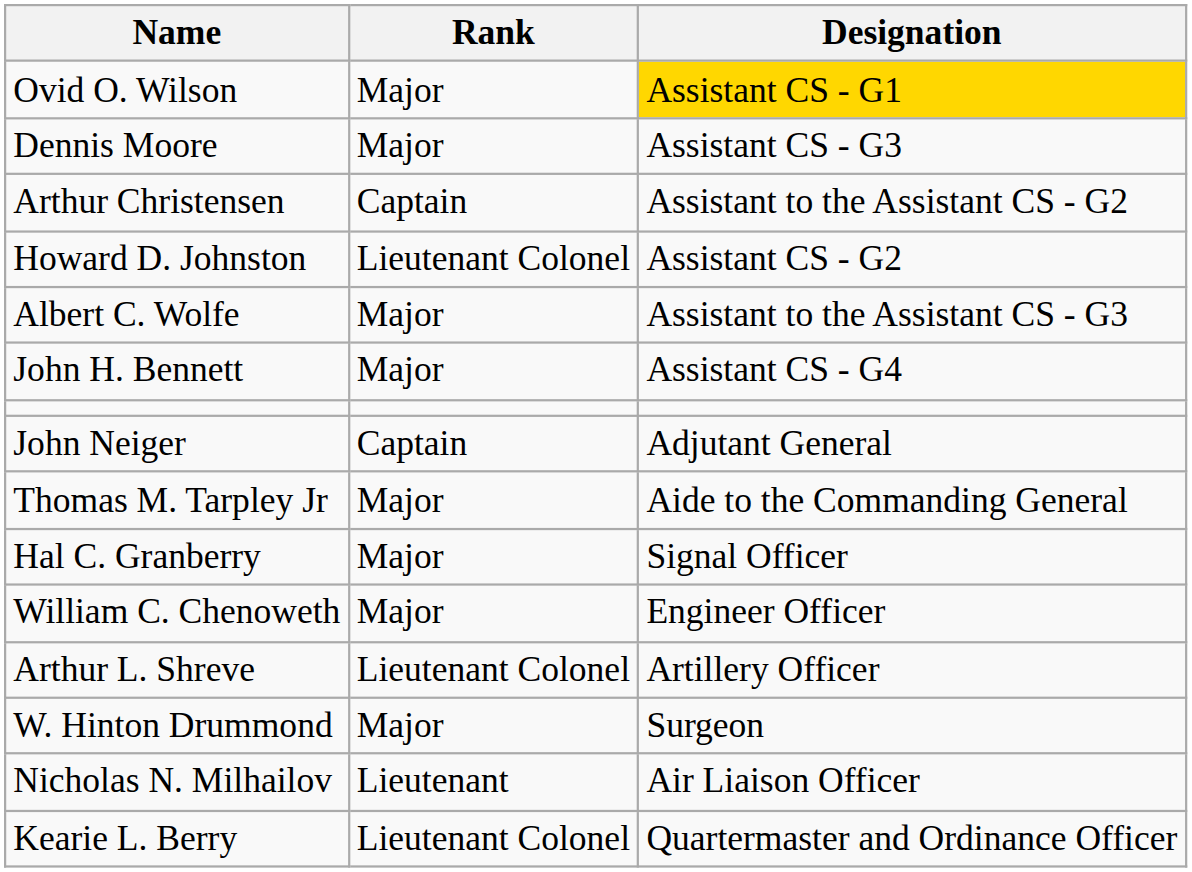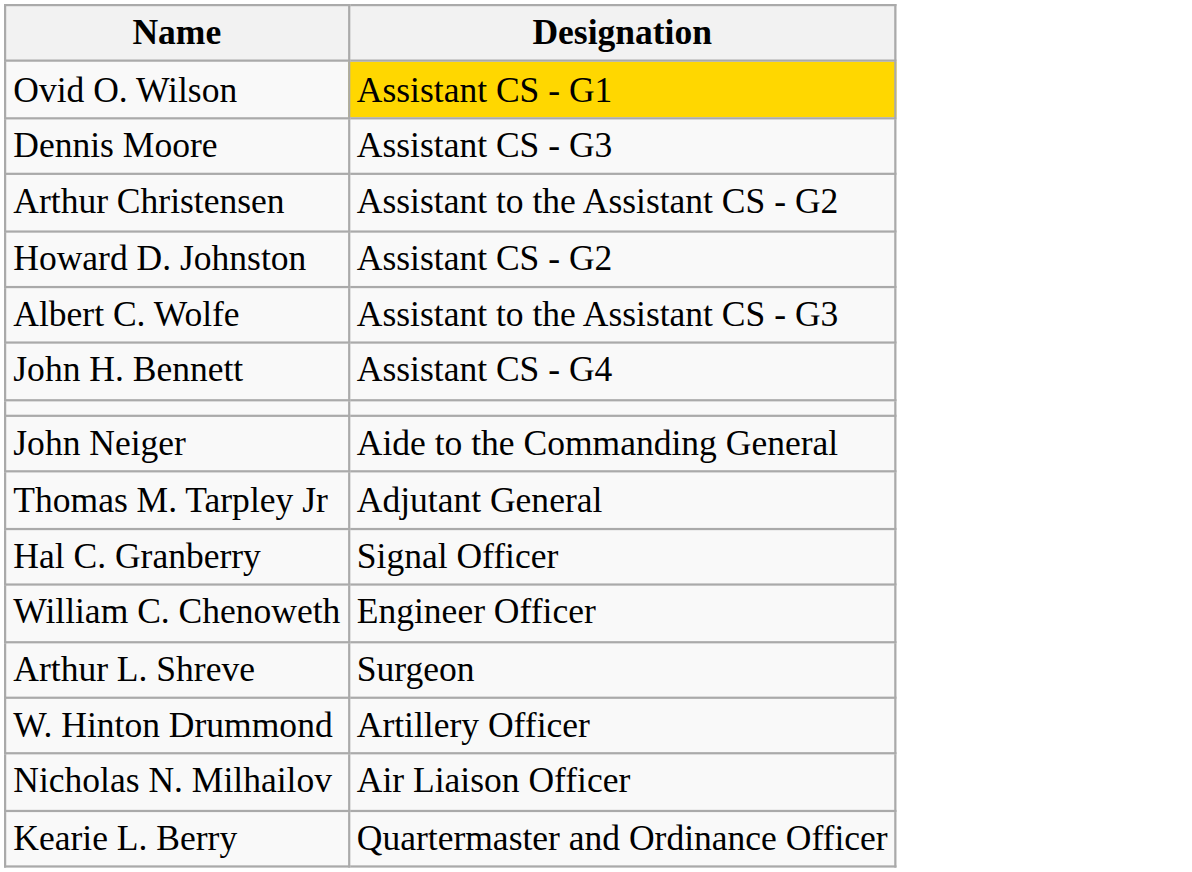- column: (493, 32)
(769, 443) Adjutant General -> (597, 443) Aide to the Commanding General
(887, 499) Aide to the Commanding General -> (480, 499) Adjutant General
(763, 668) Artillery Officer -> (416, 668) Surgeon
(705, 725) Surgeon -> (473, 725) Artillery Officer
